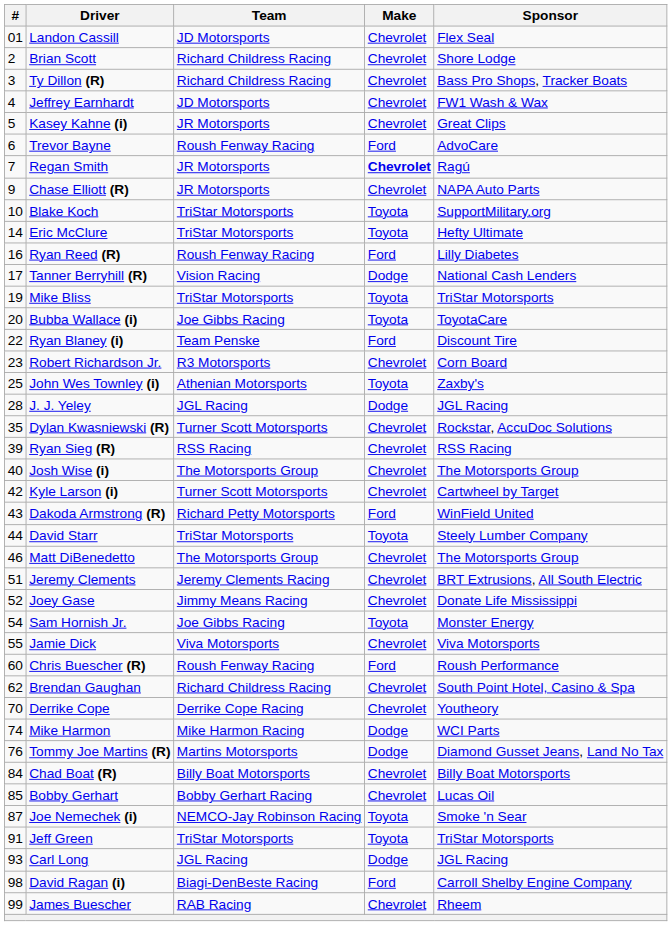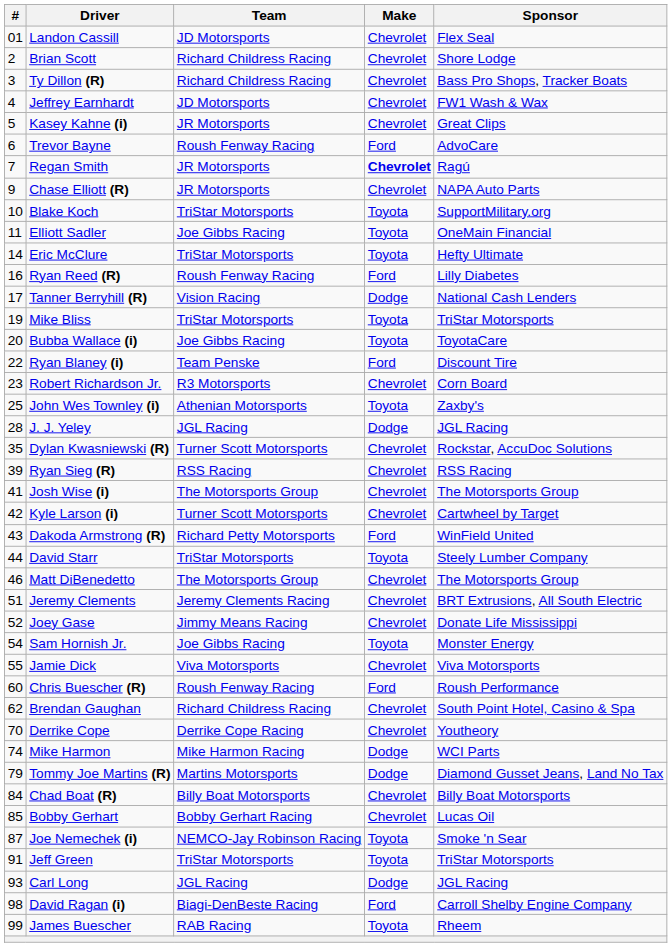+ row: (68, 232)
(15, 470) 40 -> (15, 492) 41
(15, 752) 76 -> (15, 773) 79
(397, 903) Chevrolet -> (388, 925) Toyota
